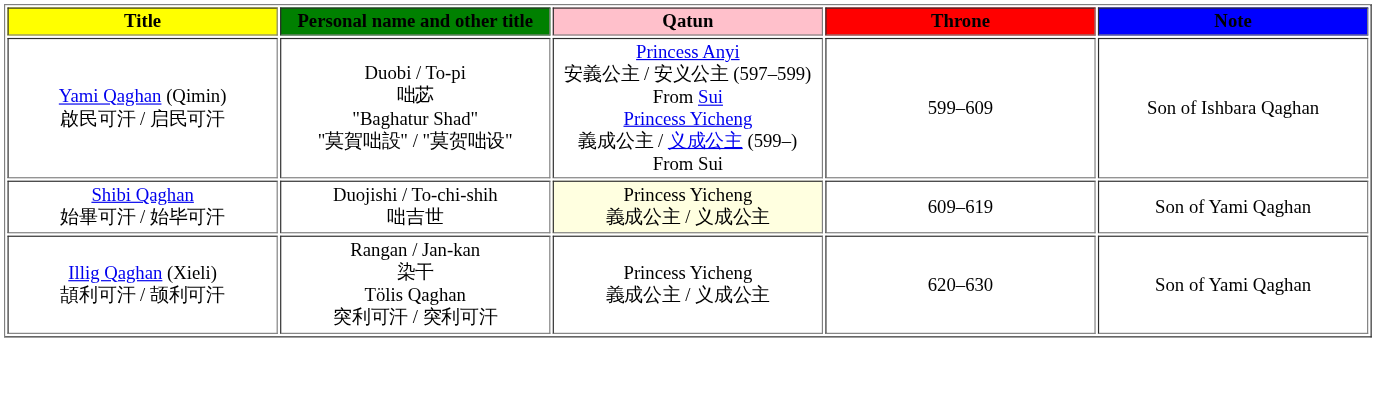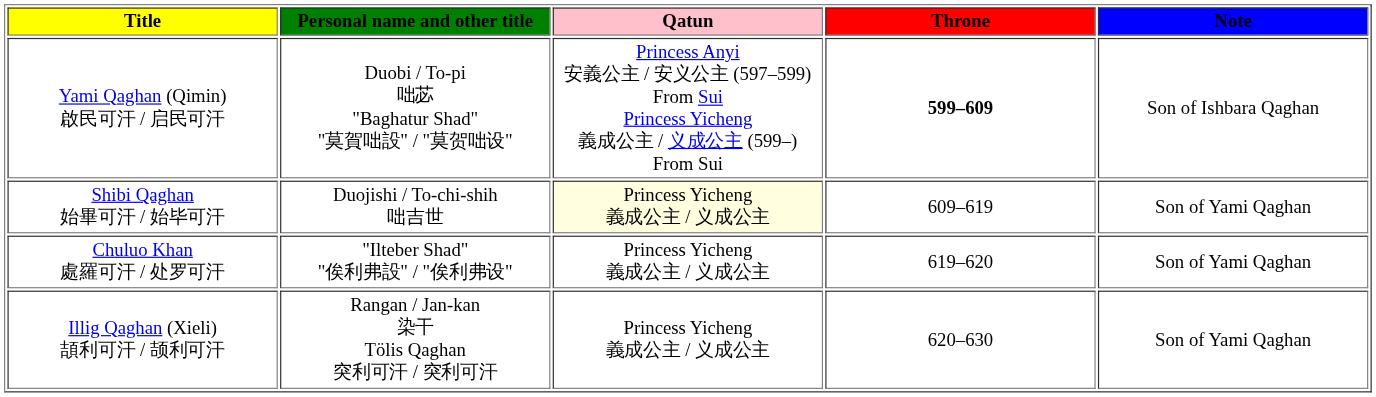(960, 108) normal -> (960, 108) bold
+ row: (143, 260)
